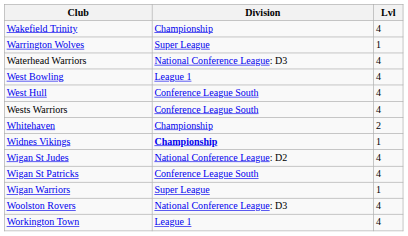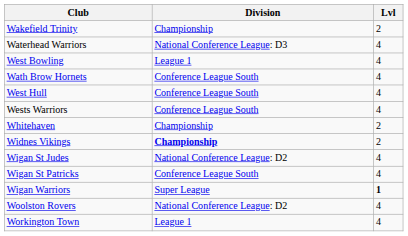(379, 28) 4 -> (379, 28) 2
- row: (45, 44)
+ row: (47, 76)
(379, 141) 1 -> (379, 141) 2
(379, 190) normal -> (379, 190) bold
(221, 206) National Conference League: D3 -> (221, 206) National Conference League: D2
